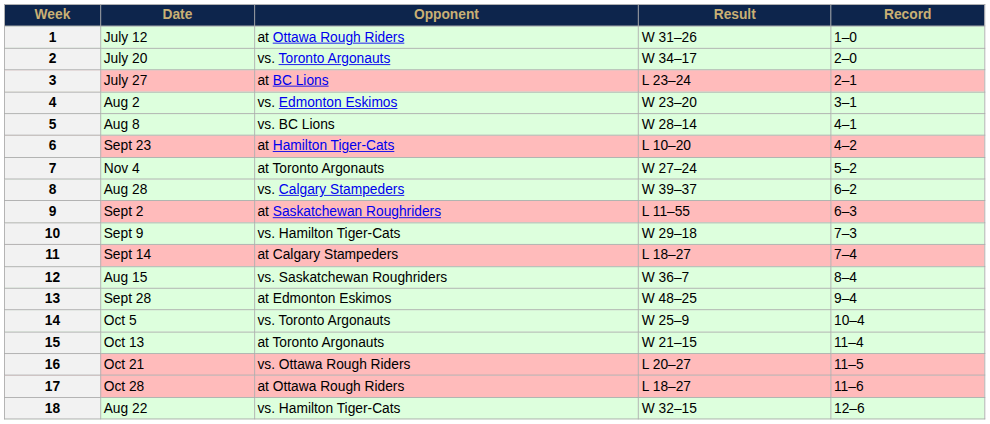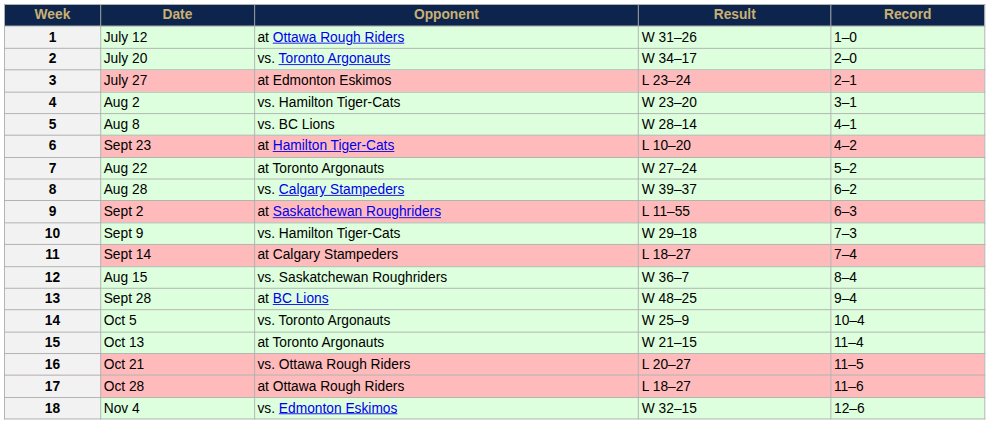(293, 80) at BC Lions -> (324, 80) at Edmonton Eskimos
(327, 102) vs. Edmonton Eskimos -> (329, 102) vs. Hamilton Tiger-Cats
(122, 168) Nov 4 -> (126, 168) Aug 22
(324, 299) at Edmonton Eskimos -> (293, 299) at BC Lions
(126, 408) Aug 22 -> (122, 408) Nov 4
(329, 408) vs. Hamilton Tiger-Cats -> (327, 408) vs. Edmonton Eskimos
